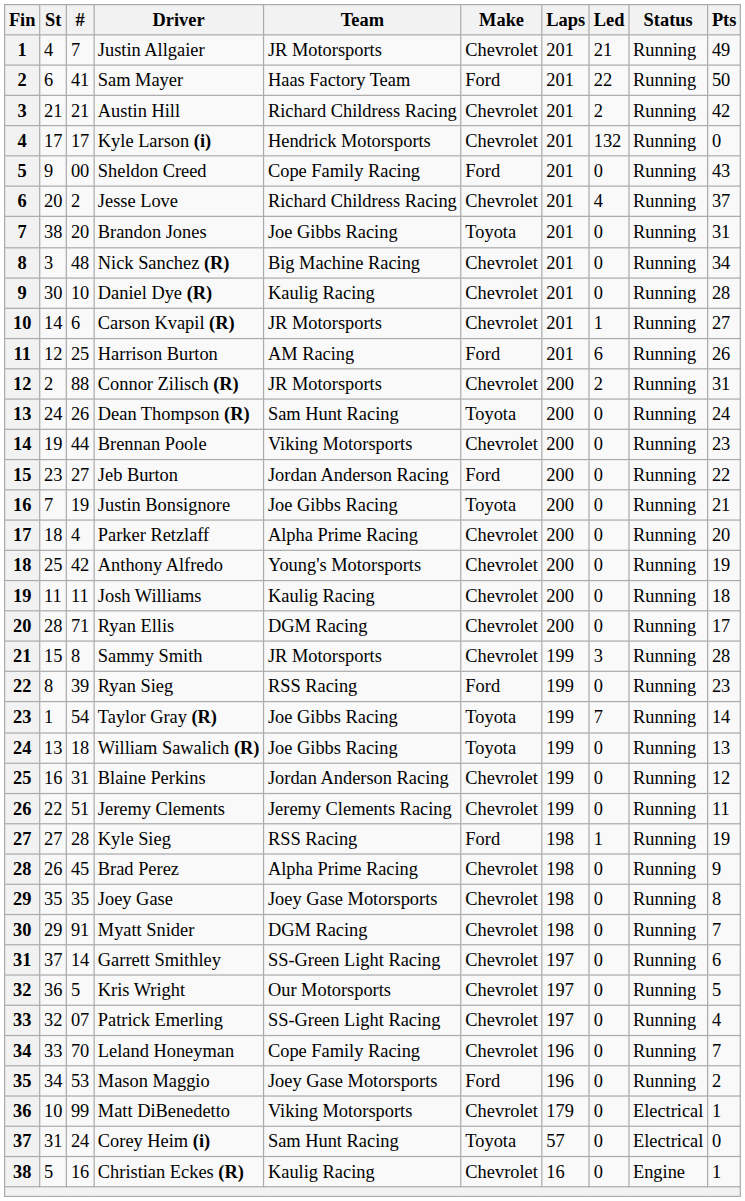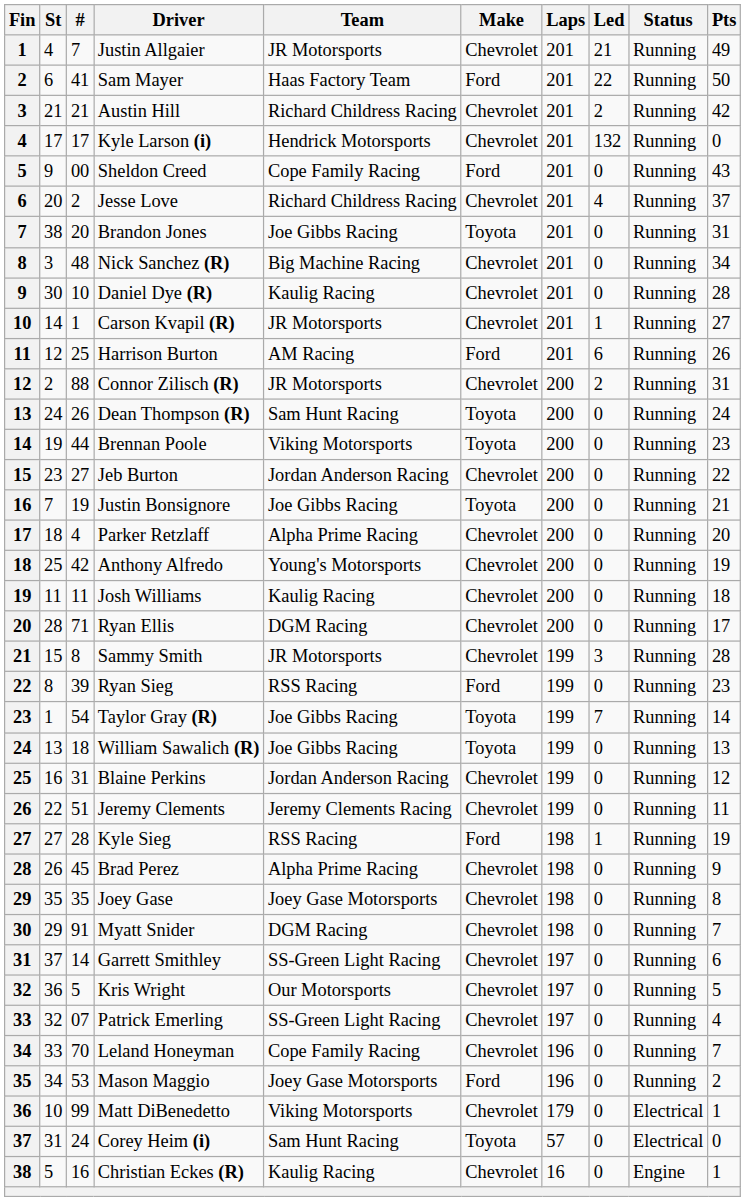(76, 323) 6 -> (76, 323) 1
(502, 444) Chevrolet -> (491, 444) Toyota
(483, 474) Ford -> (502, 474) Chevrolet
